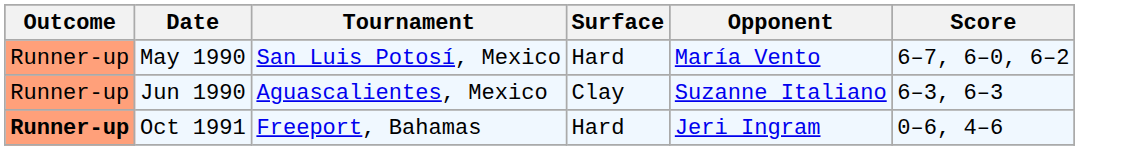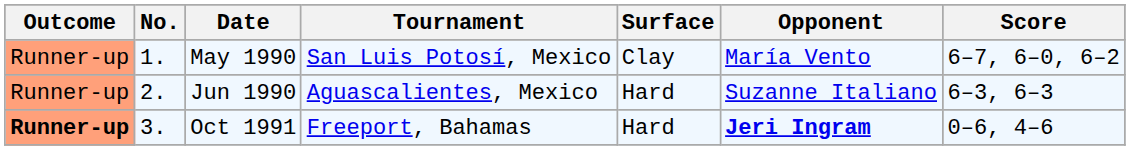+ column: (160, 22)
(598, 57) Hard -> (648, 57) Clay
(598, 92) Clay -> (648, 92) Hard
(748, 127) normal -> (798, 127) bold
